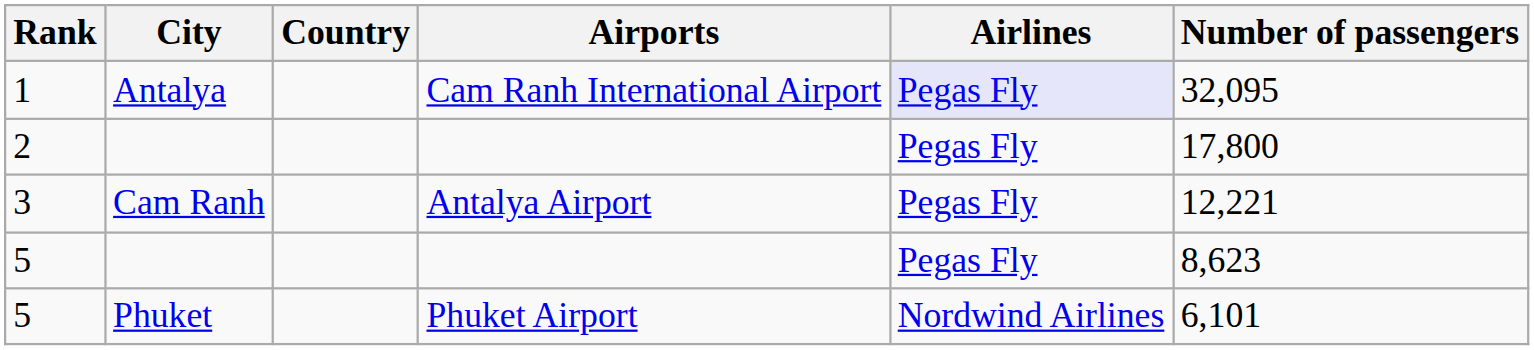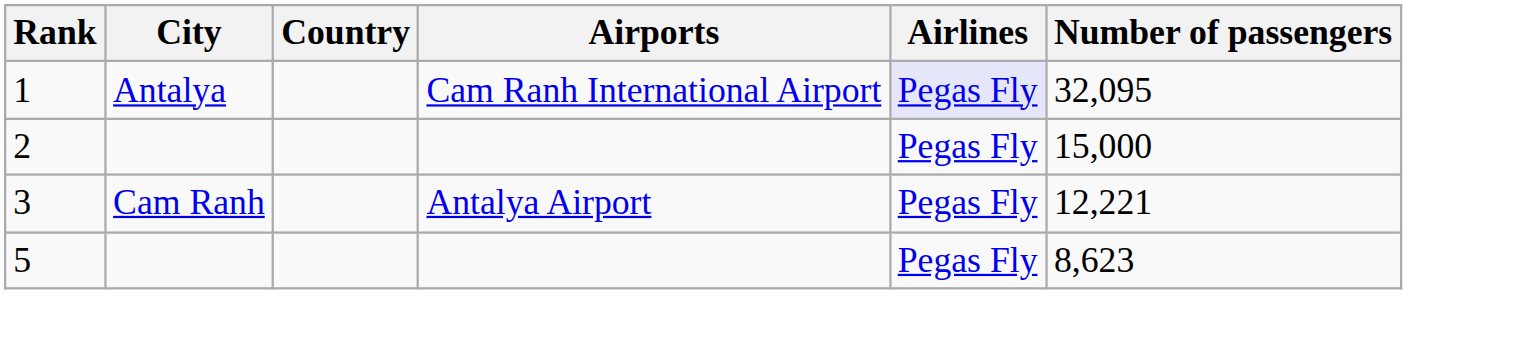(1230, 145) 17,800 -> (1103, 145) 15,000
- row: (22, 315)
